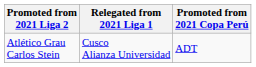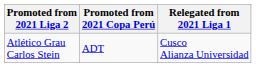columns swapped: (212, 19) <-> (126, 19)
